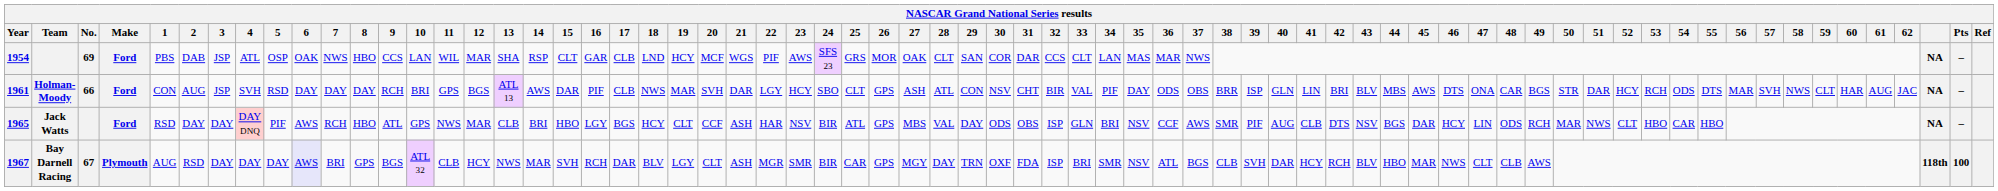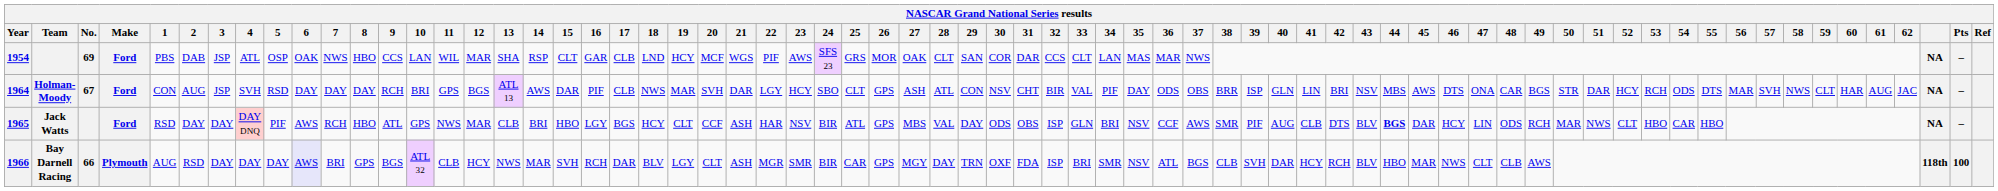(18, 91) 1961 -> (18, 91) 1964
(89, 91) 66 -> (89, 91) 67
(1367, 91) BLV -> (1367, 91) NSV
(1367, 123) NSV -> (1367, 123) BLV
(1394, 123) normal -> (1394, 123) bold
(18, 163) 1967 -> (18, 163) 1966
(89, 163) 67 -> (89, 163) 66
